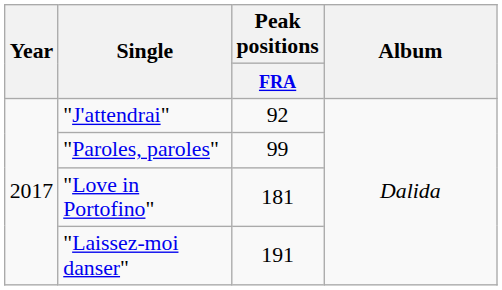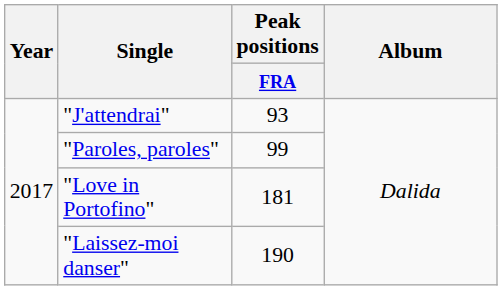(278, 115) 92 -> (278, 115) 93
(278, 255) 191 -> (278, 255) 190
